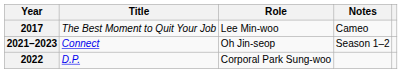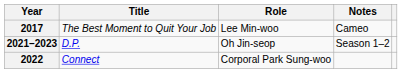(81, 44) Connect -> (71, 44) D.P.
(71, 60) D.P. -> (81, 60) Connect
